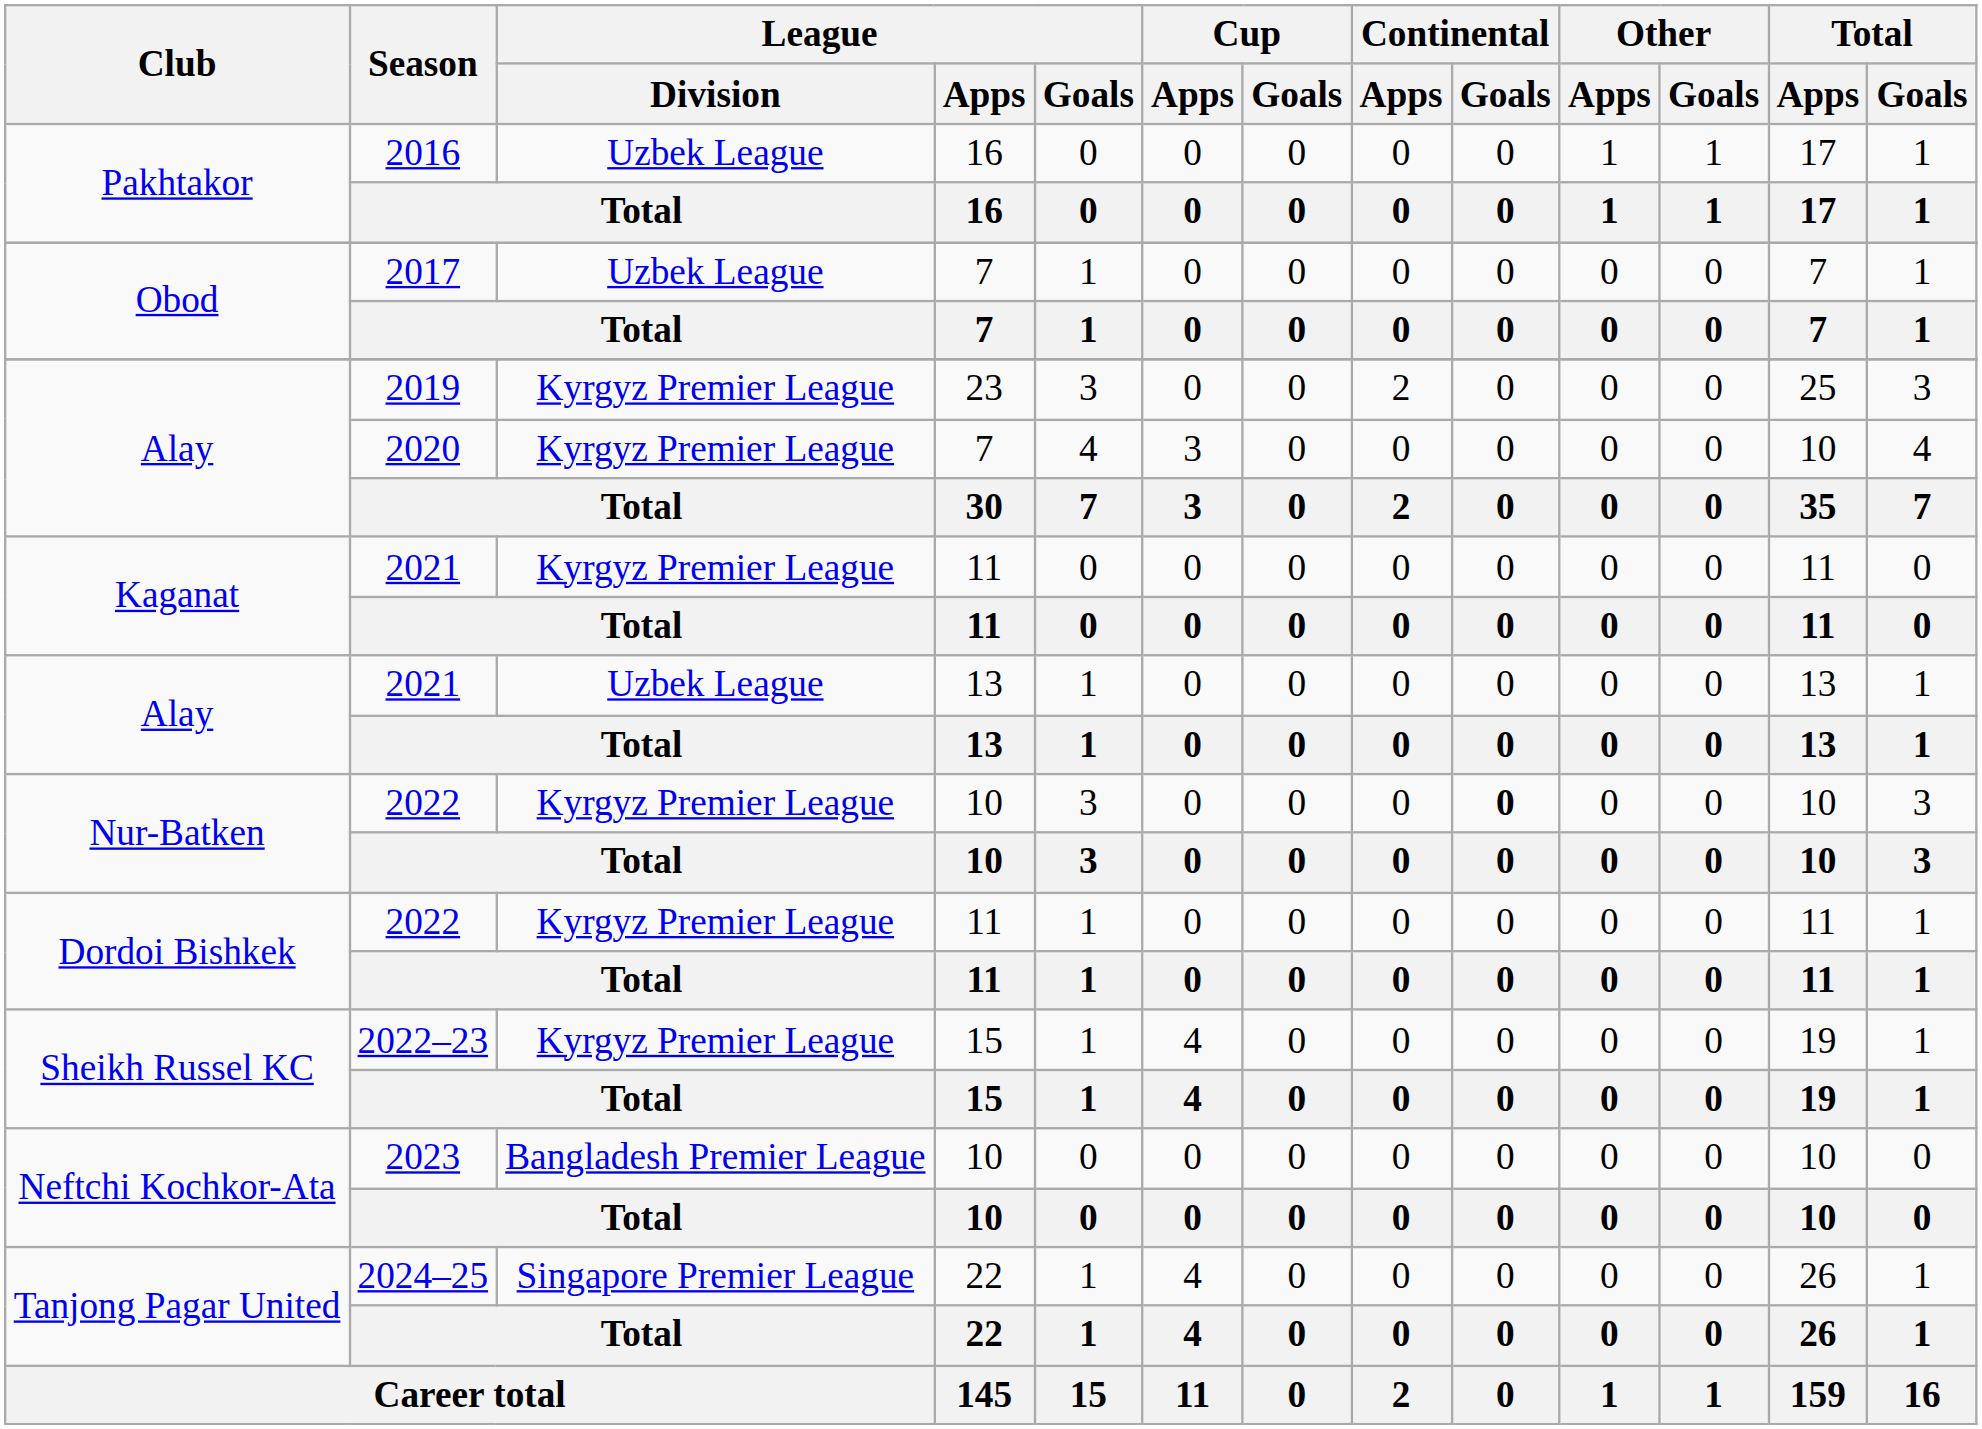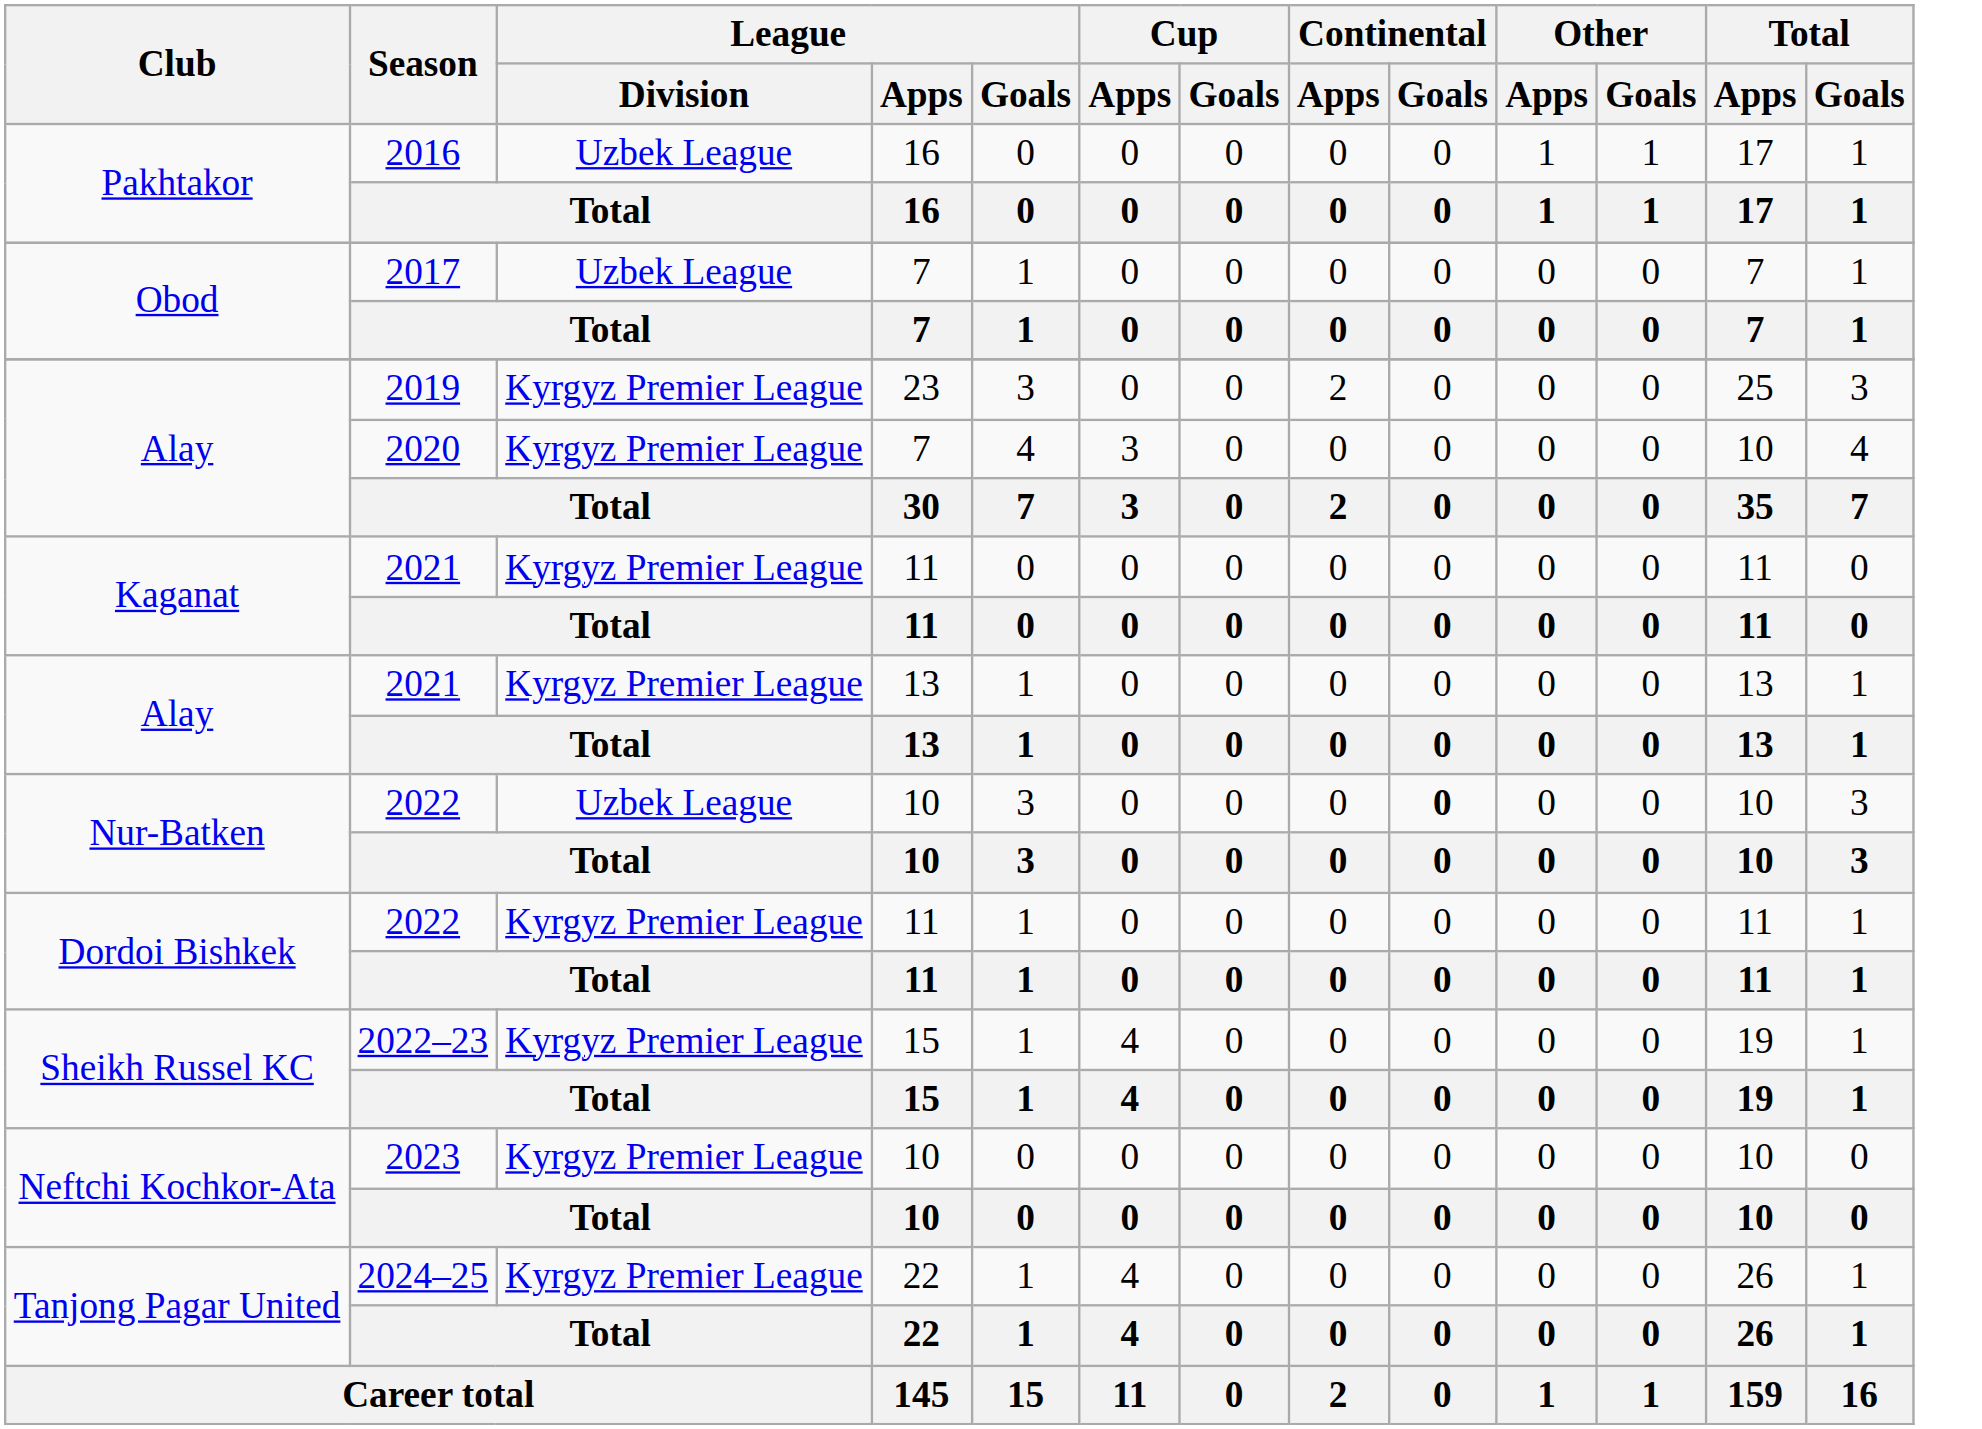(715, 684) Uzbek League -> (684, 684) Kyrgyz Premier League
(715, 802) Kyrgyz Premier League -> (684, 802) Uzbek League
(715, 1157) Bangladesh Premier League -> (684, 1157) Kyrgyz Premier League
(715, 1275) Singapore Premier League -> (684, 1275) Kyrgyz Premier League
